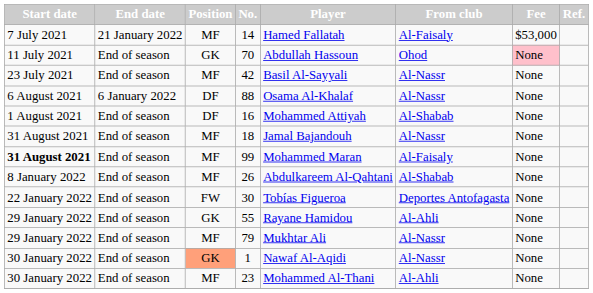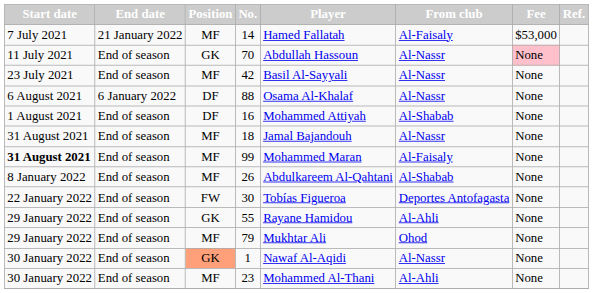(413, 55) Ohod -> (422, 55) Al-Nassr
(422, 237) Al-Nassr -> (413, 237) Ohod
